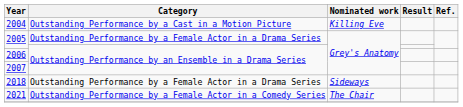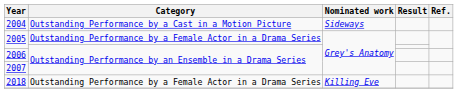(357, 24) Killing Eve -> (344, 24) Sideways
(349, 82) Sideways -> (352, 82) Killing Eve
- row: (16, 95)
